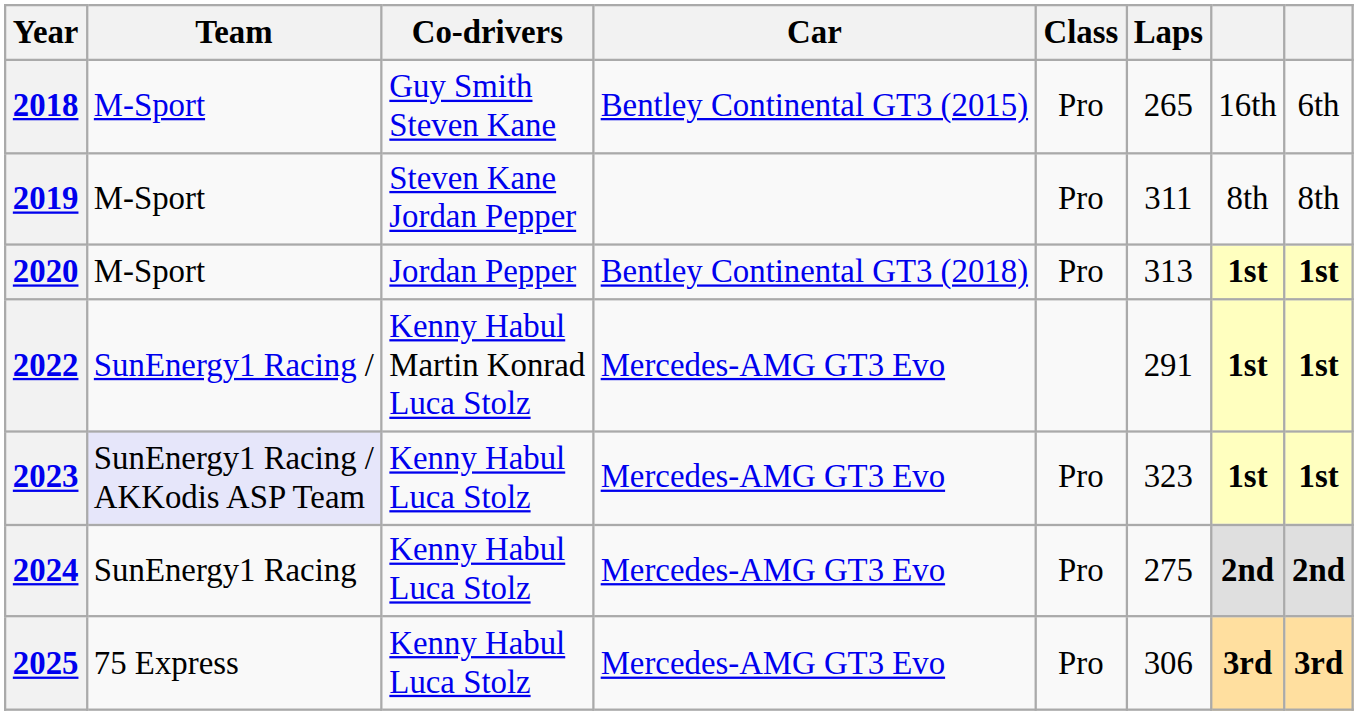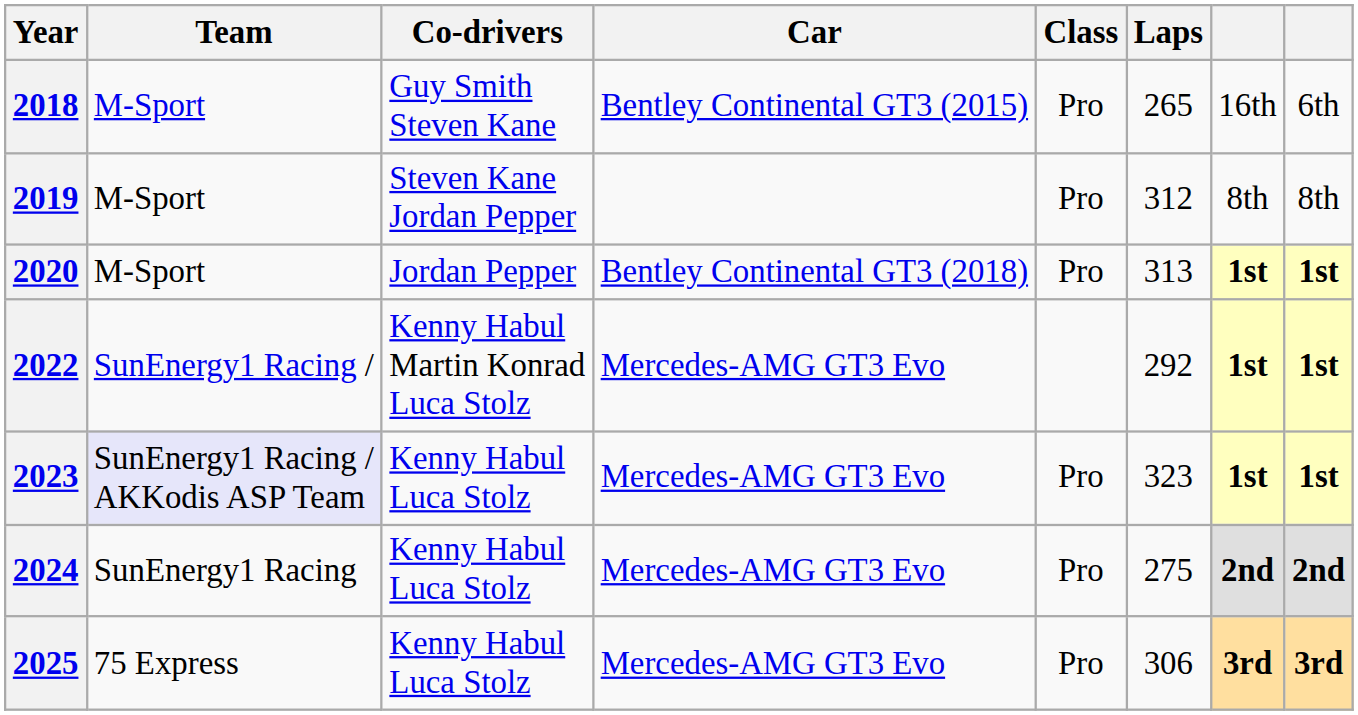(1168, 198) 311 -> (1168, 198) 312
(1168, 364) 291 -> (1168, 364) 292
